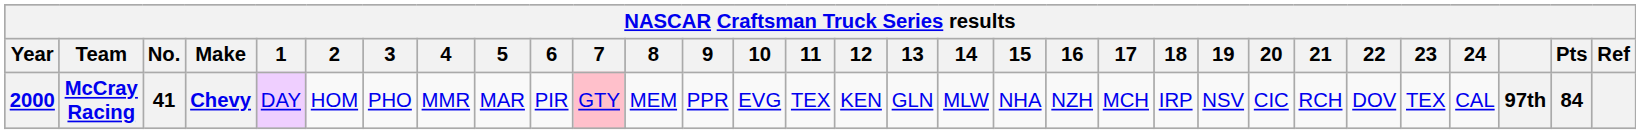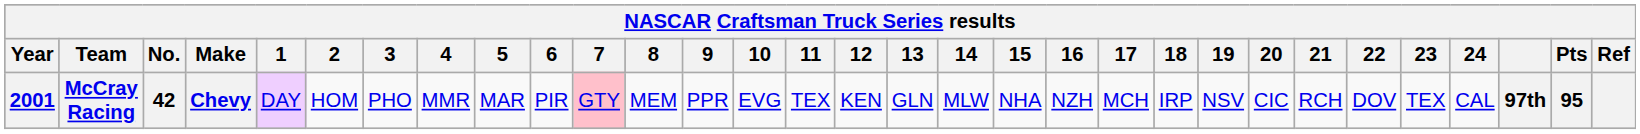(32, 100) 2000 -> (32, 100) 2001
(164, 100) 41 -> (164, 100) 42
(1572, 100) 84 -> (1572, 100) 95
